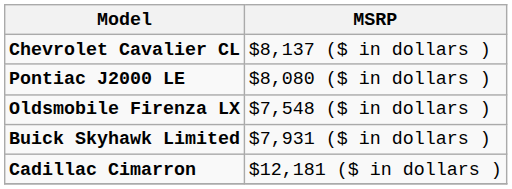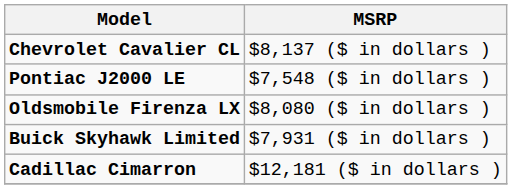(370, 79) $8,080 ($ in dollars ) -> (370, 79) $7,548 ($ in dollars )
(370, 109) $7,548 ($ in dollars ) -> (370, 109) $8,080 ($ in dollars )
